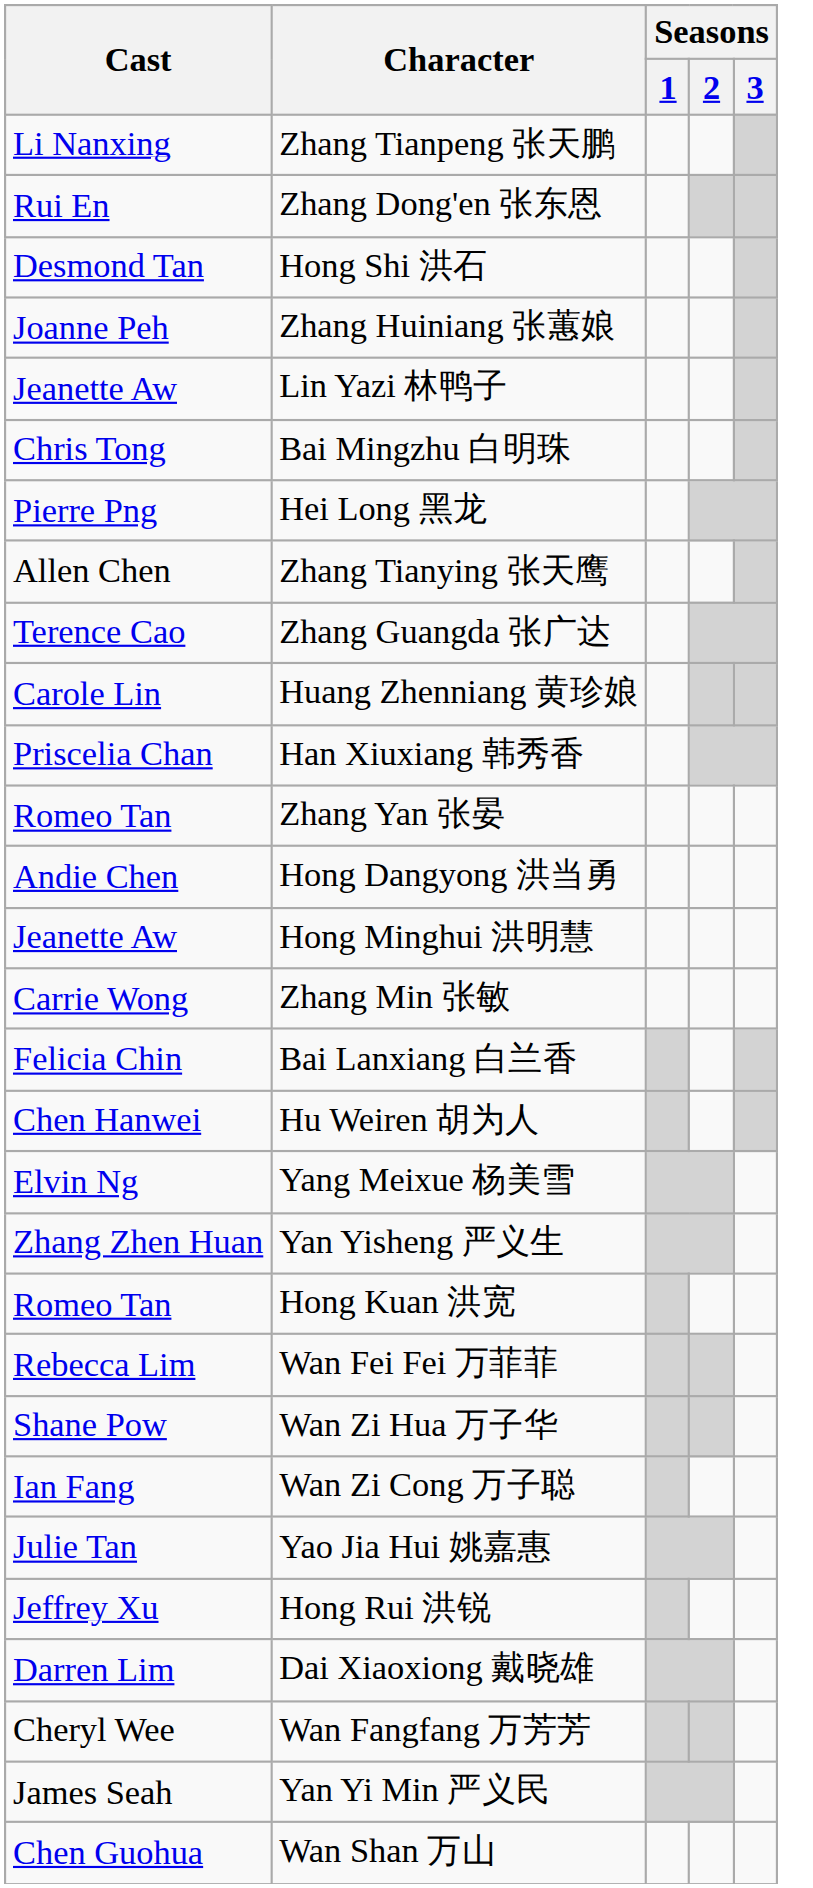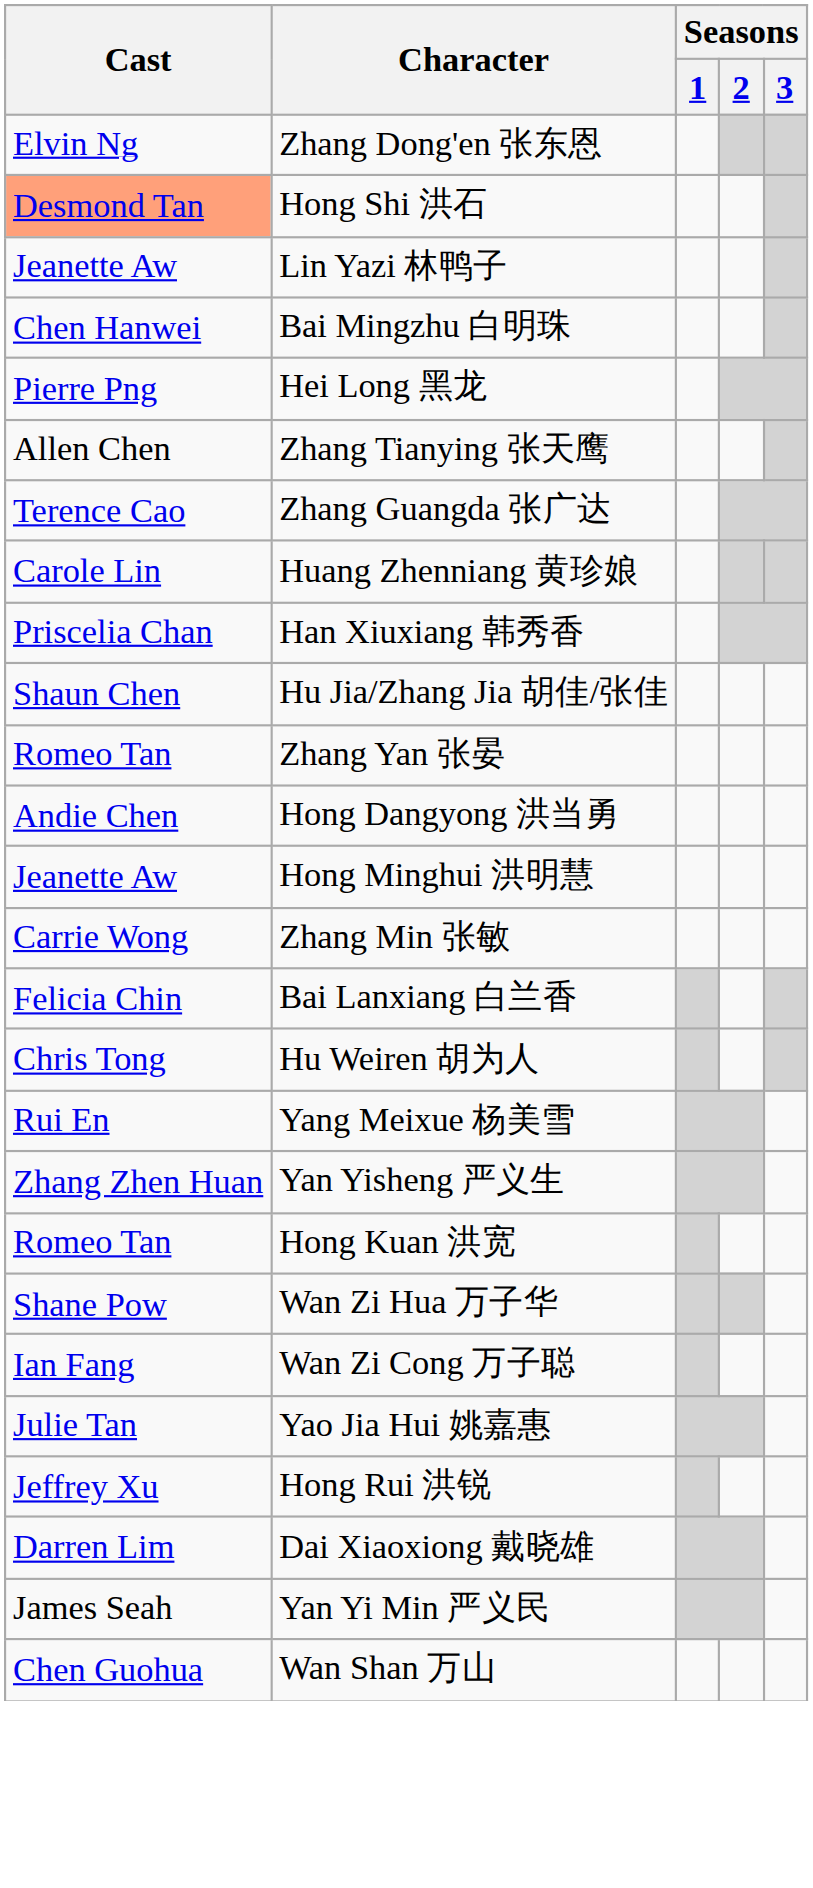- row: (447, 143)
(61, 205) Rui En -> (76, 144) Elvin Ng
(108, 266) no background -> (108, 205) lightsalmon background
- row: (447, 326)
(89, 449) Chris Tong -> (107, 327) Chen Hanwei
+ row: (474, 692)
(107, 1120) Chen Hanwei -> (89, 1059) Chris Tong
(76, 1181) Elvin Ng -> (61, 1120) Rui En
- row: (419, 1363)
- row: (435, 1729)
